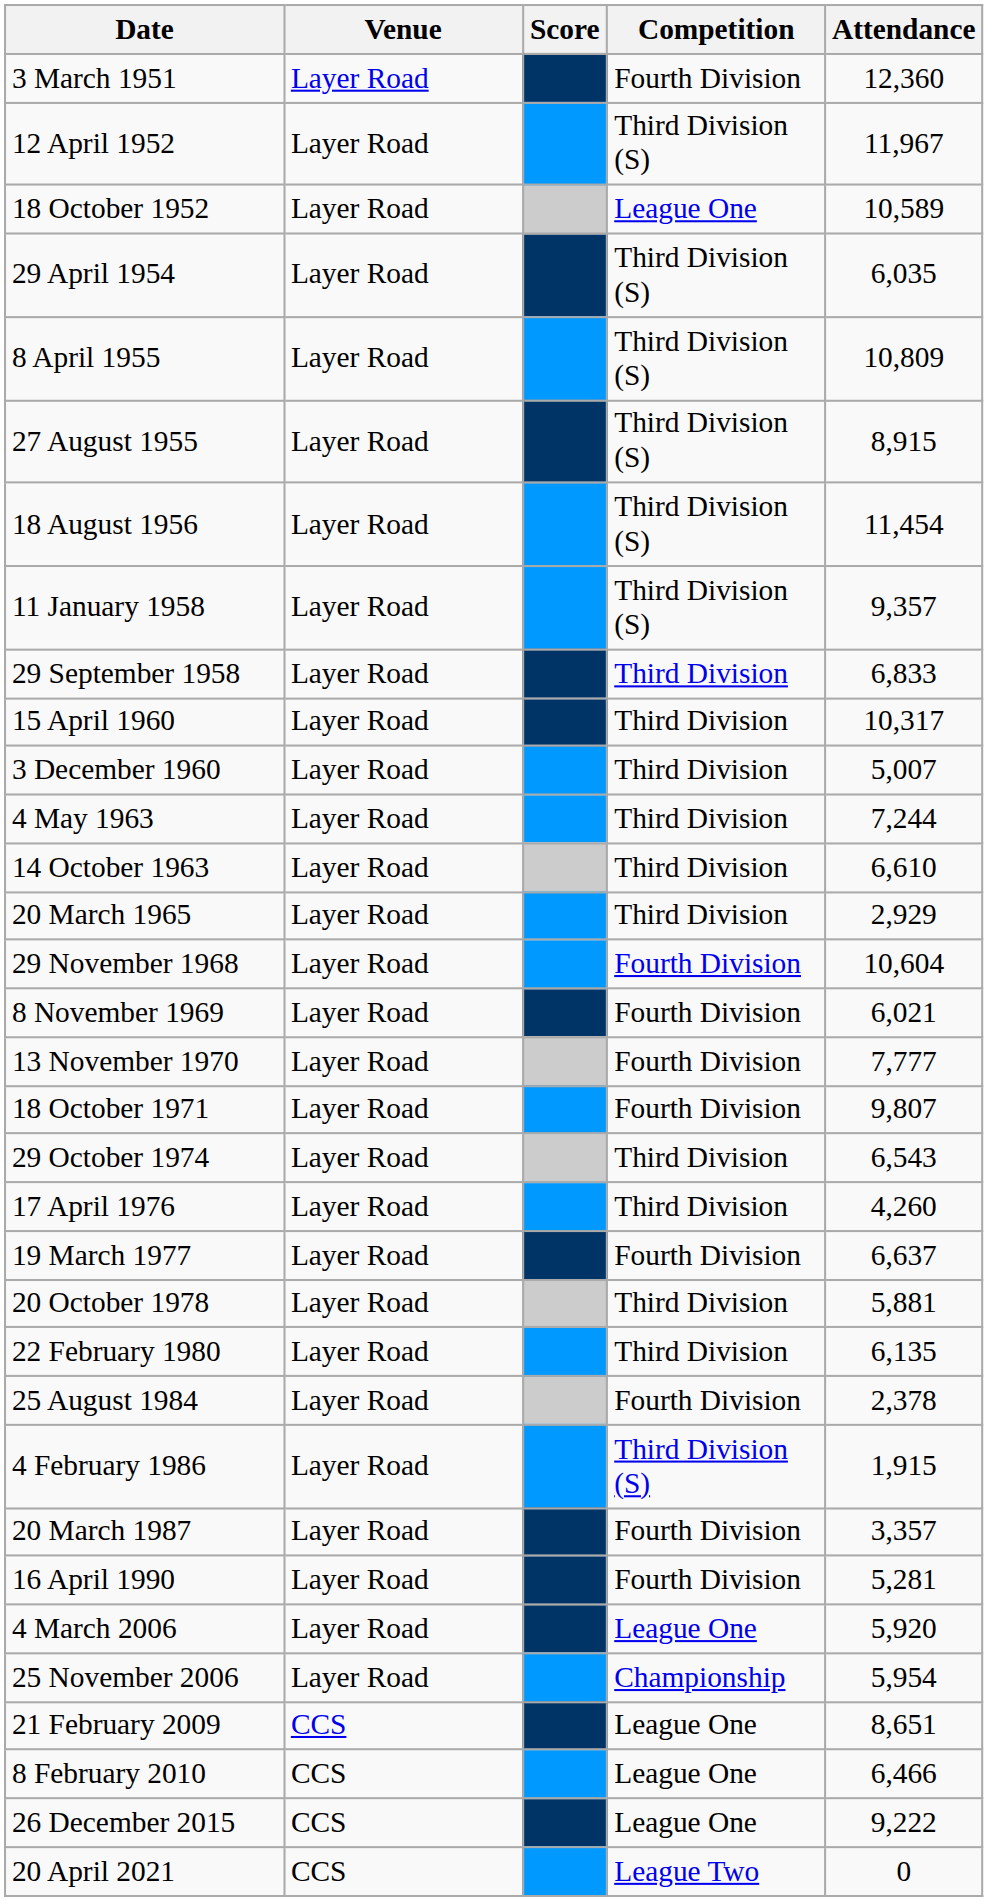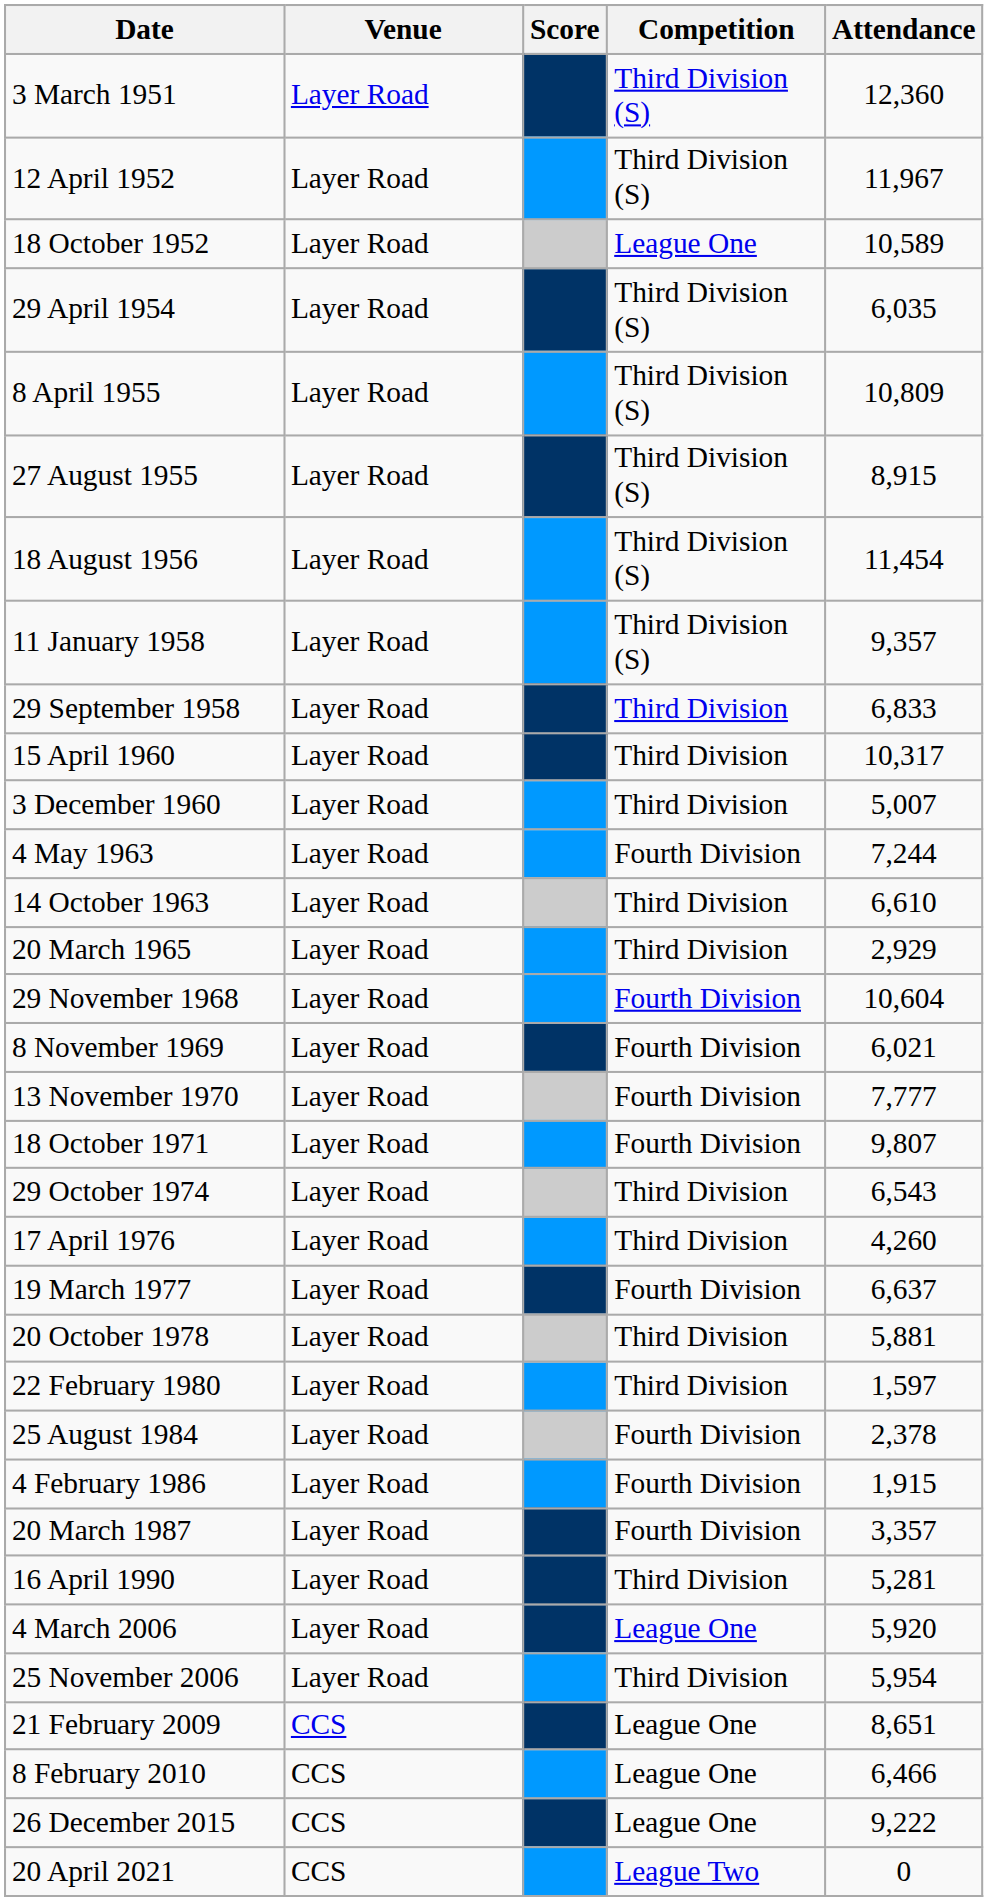(708, 77) Fourth Division -> (701, 94) Third Division (S)
(701, 818) Third Division -> (708, 853) Fourth Division
(904, 1351) 6,135 -> (904, 1386) 1,597
(701, 1465) Third Division (S) -> (708, 1483) Fourth Division
(708, 1580) Fourth Division -> (701, 1580) Third Division
(700, 1676) Championship -> (701, 1676) Third Division
